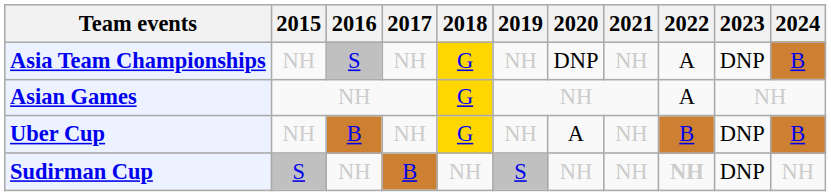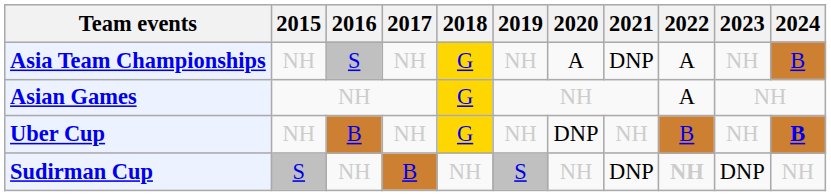(576, 60) DNP -> (576, 60) A
(631, 60) NH -> (631, 60) DNP
(742, 60) DNP -> (742, 60) NH
(576, 134) A -> (576, 134) DNP
(742, 134) DNP -> (742, 134) NH
(798, 134) normal -> (798, 134) bold
(631, 171) NH -> (631, 171) DNP
